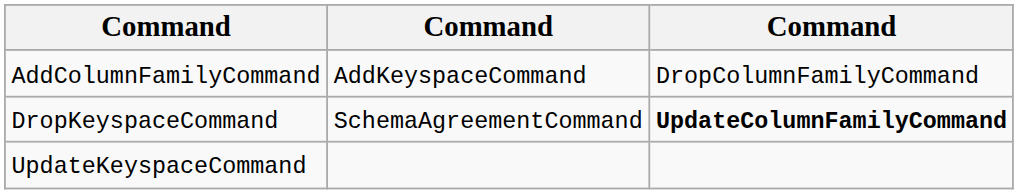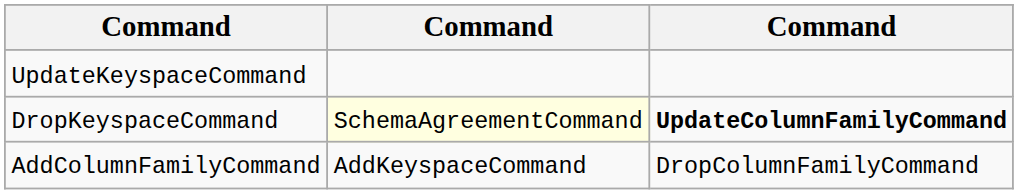rows swapped: (166, 76) <-> (159, 167)
(488, 122) no background -> (488, 122) lightyellow background
